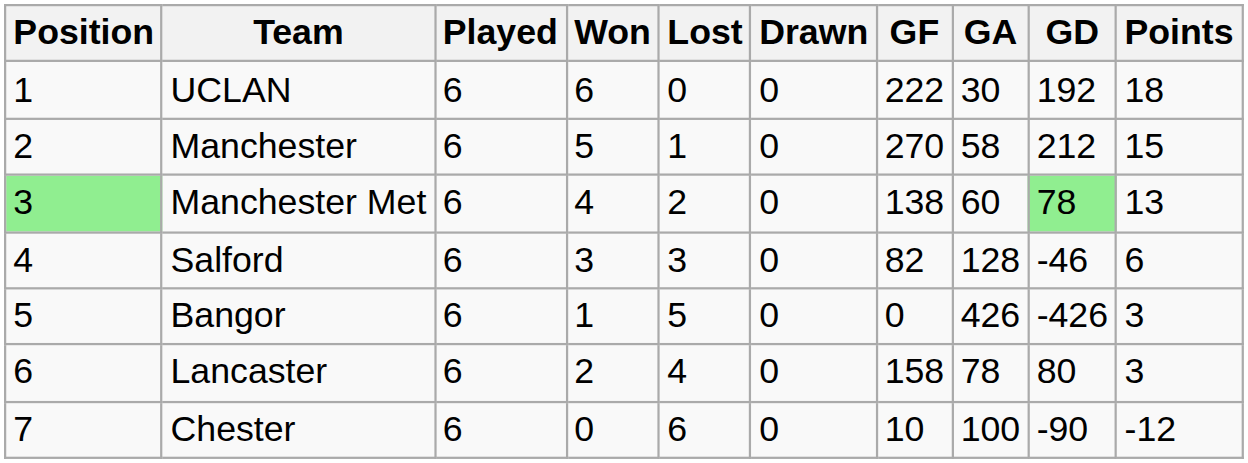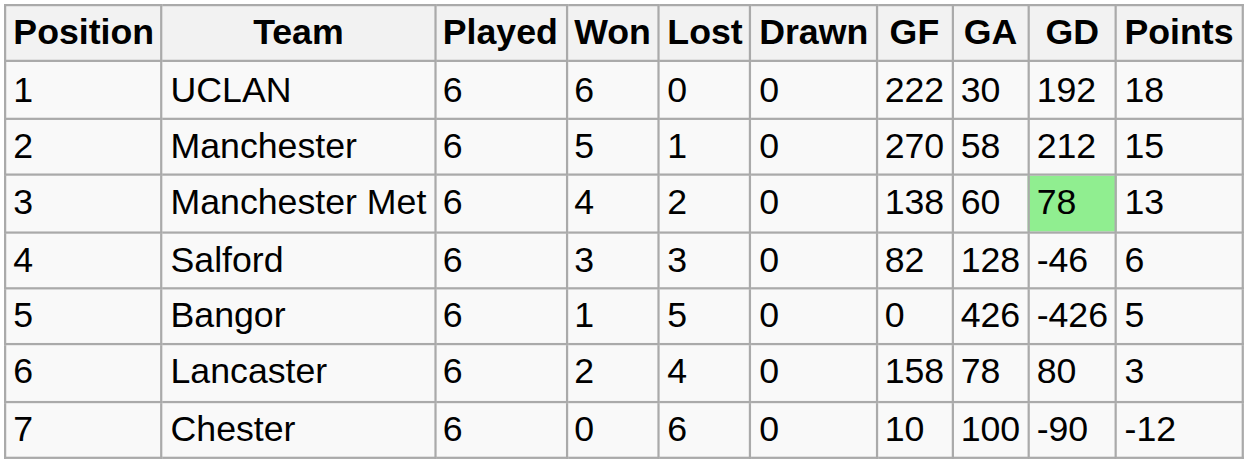(23, 202) lightgreen background -> (23, 202) no background
(1134, 315) 3 -> (1134, 315) 5
